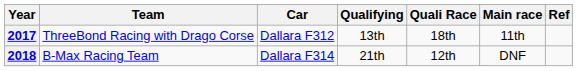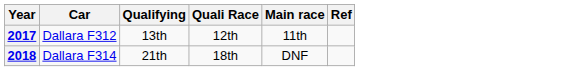- column: (148, 15)
(443, 36) 18th -> (225, 36) 12th
(443, 56) 12th -> (225, 56) 18th
